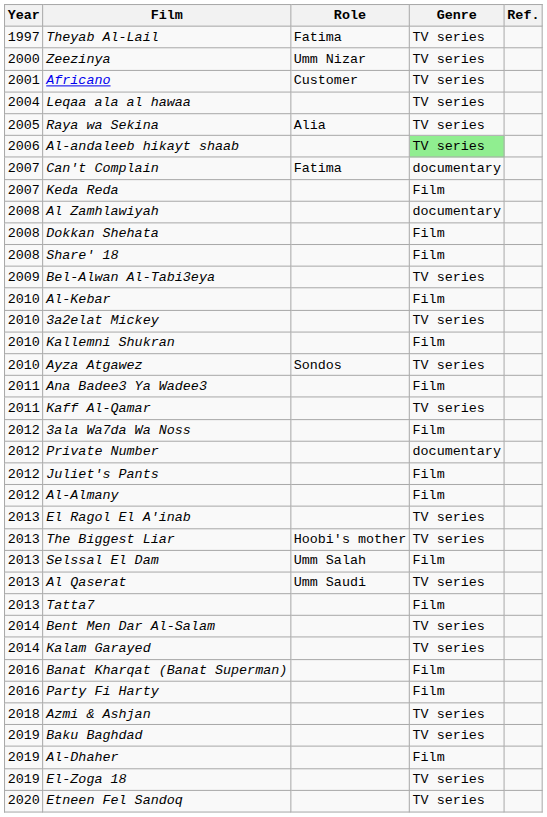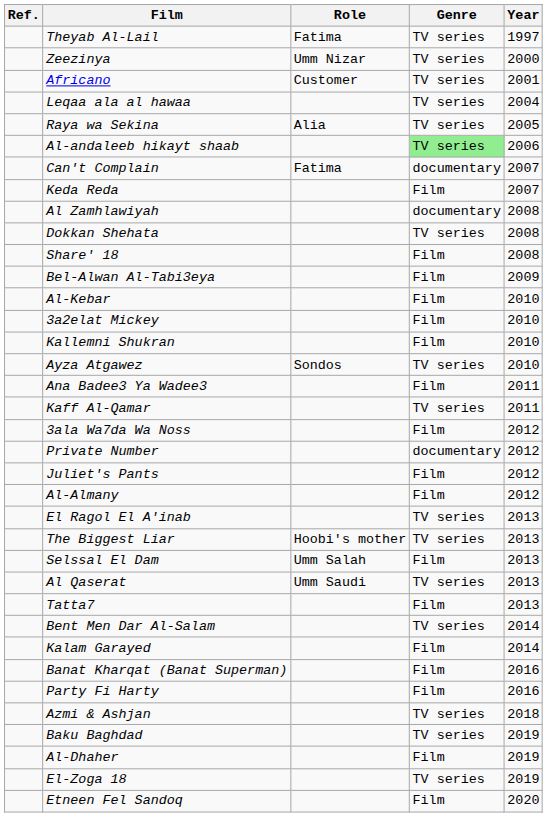columns swapped: (24, 15) <-> (523, 15)
(429, 234) Film -> (449, 234) TV series
(449, 277) TV series -> (429, 277) Film
(449, 321) TV series -> (429, 321) Film
(449, 648) TV series -> (429, 648) Film
(449, 801) TV series -> (429, 801) Film
